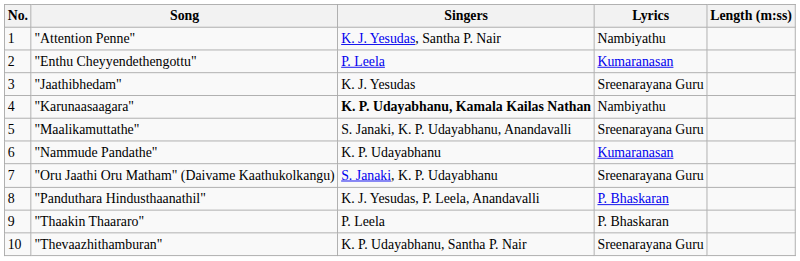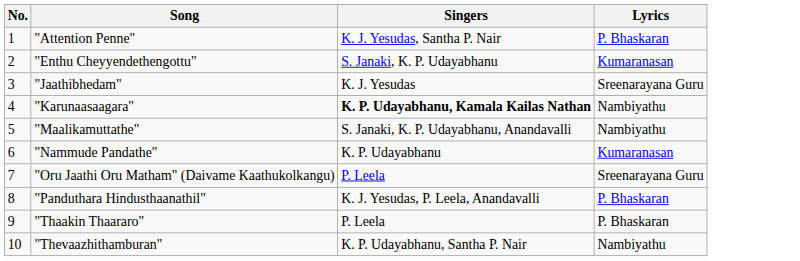- column: (751, 16)
(632, 38) Nambiyathu -> (633, 38) P. Bhaskaran
(363, 61) P. Leela -> (419, 61) S. Janaki, K. P. Udayabhanu
(651, 130) Sreenarayana Guru -> (632, 130) Nambiyathu
(419, 175) S. Janaki, K. P. Udayabhanu -> (363, 175) P. Leela
(651, 244) Sreenarayana Guru -> (632, 244) Nambiyathu
